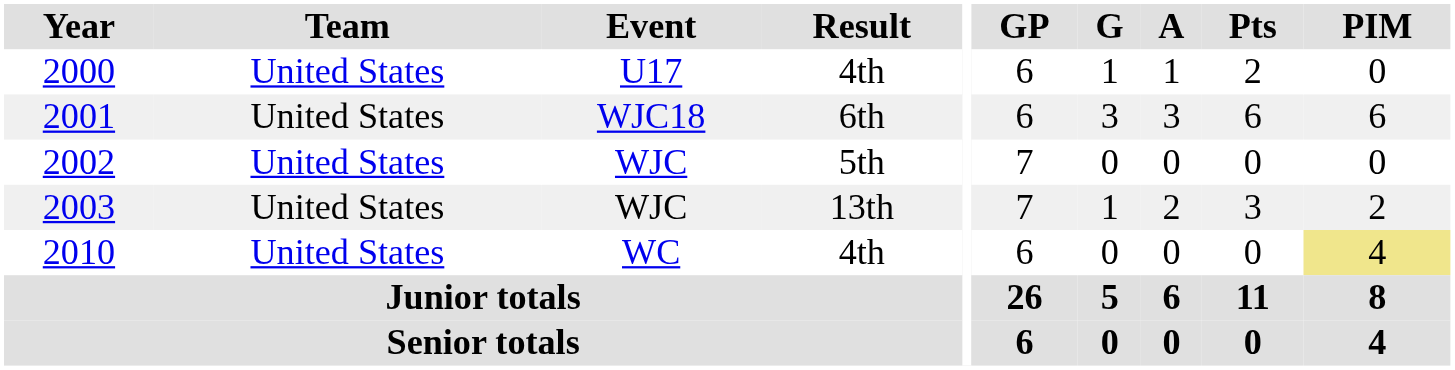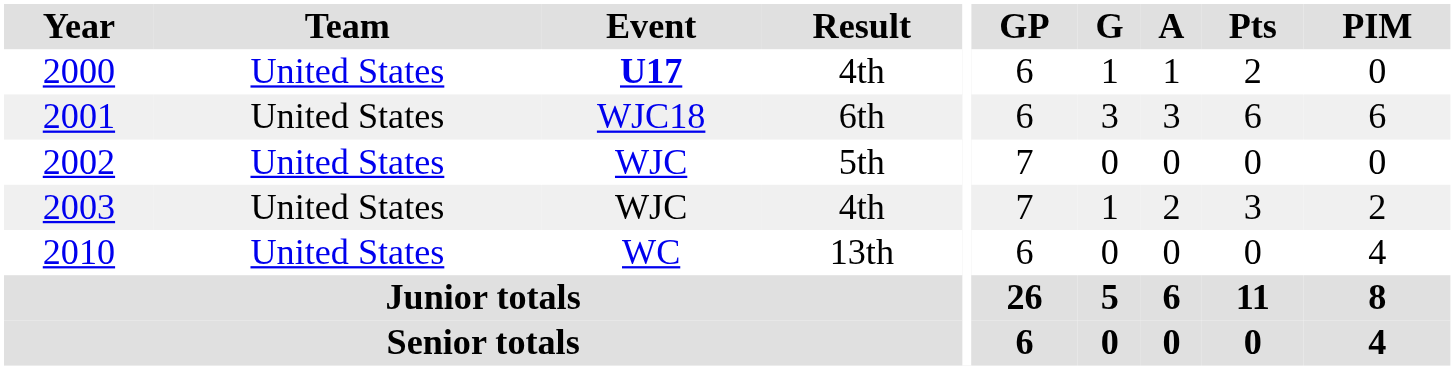(651, 71) normal -> (651, 71) bold
(862, 206) 13th -> (862, 206) 4th
(862, 251) 4th -> (862, 251) 13th
(1377, 251) khaki background -> (1377, 251) no background
